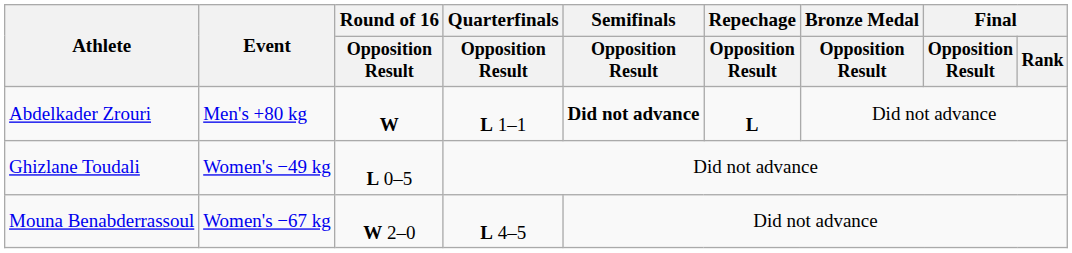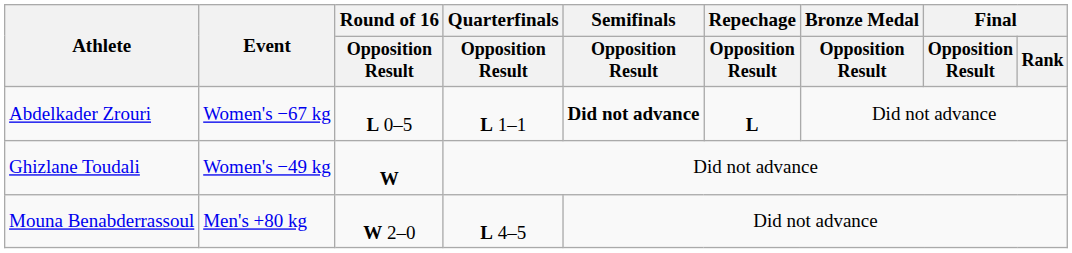(255, 113) Men's +80 kg -> (267, 113) Women's −67 kg
(389, 125) W -> (389, 125) L 0–5
(389, 178) L 0–5 -> (389, 178) W
(267, 221) Women's −67 kg -> (255, 221) Men's +80 kg
